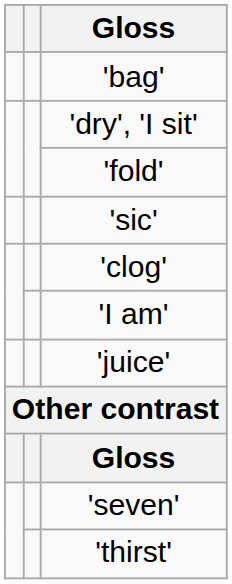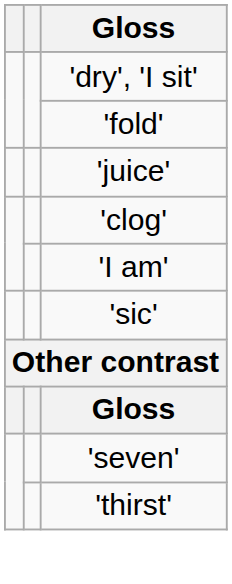- row: (134, 76)
rows swapped: (134, 219) <-> (134, 362)
